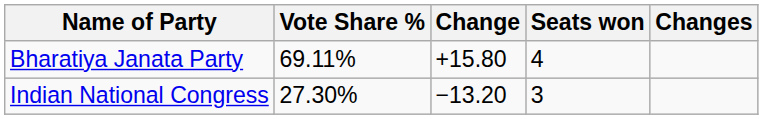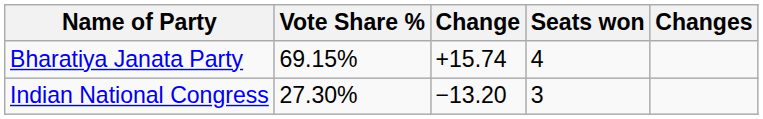(318, 59) 69.11% -> (318, 59) 69.15%
(471, 59) +15.80 -> (471, 59) +15.74
